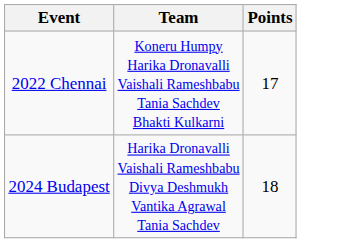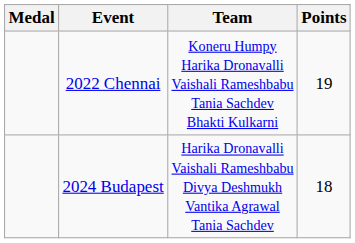+ column: (32, 17)
(270, 83) 17 -> (324, 83) 19
